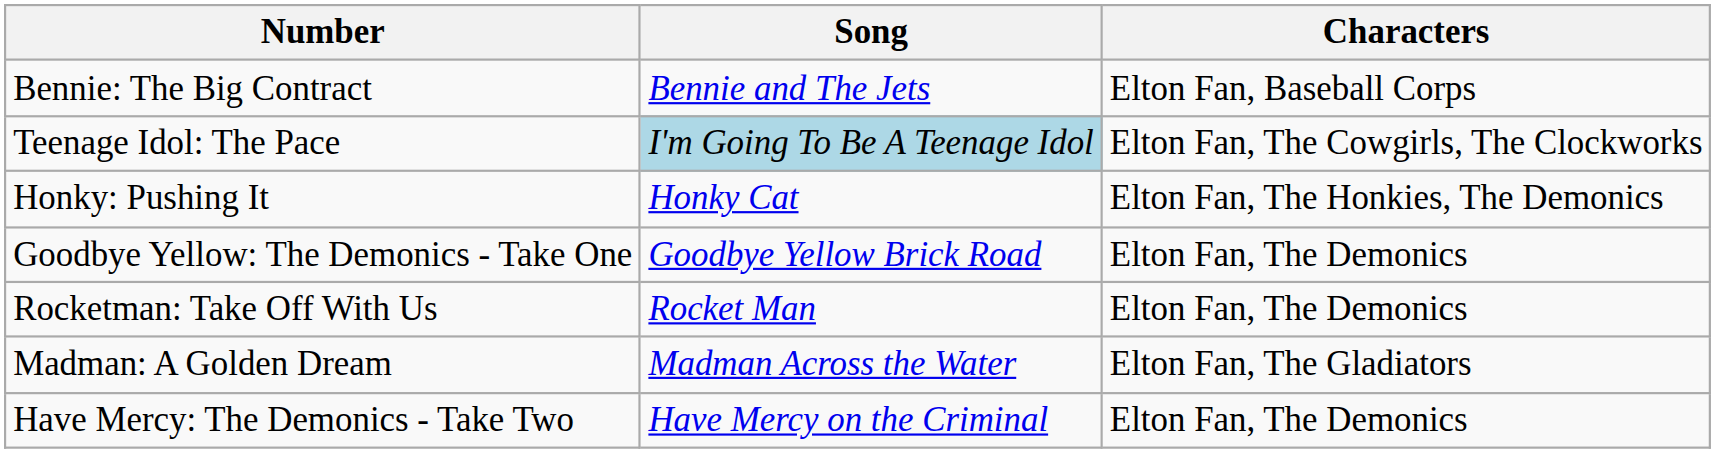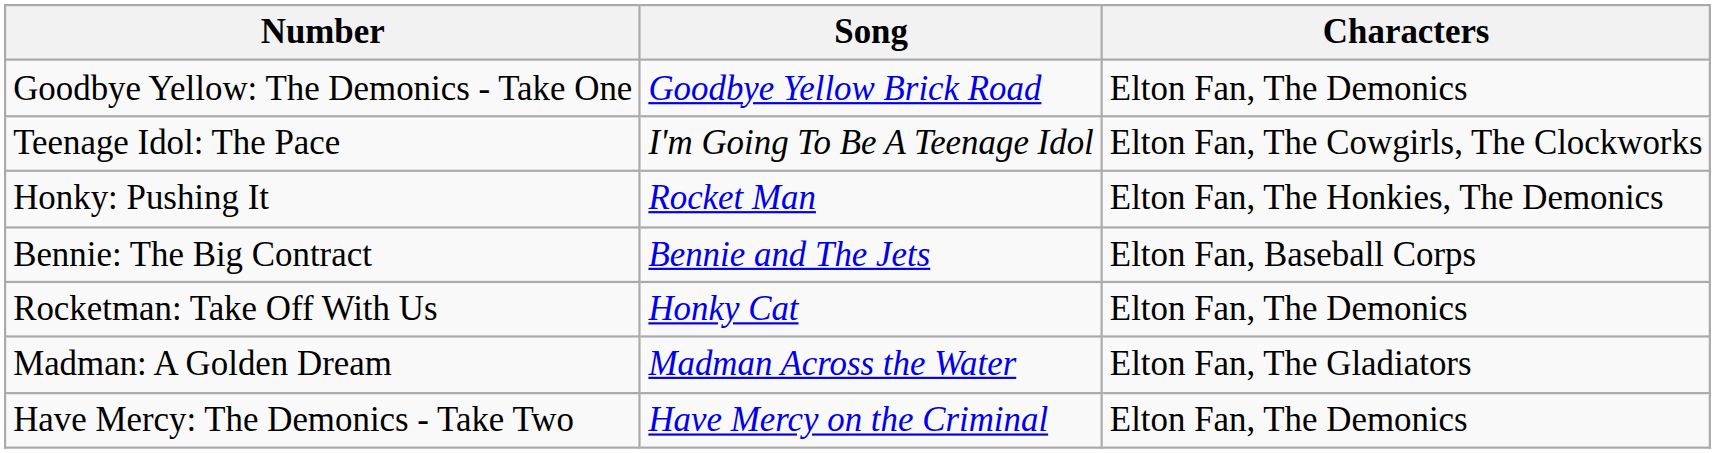rows swapped: (193, 87) <-> (323, 253)
(871, 142) lightblue background -> (871, 142) no background
(723, 198) Honky Cat -> (732, 198) Rocket Man
(732, 308) Rocket Man -> (723, 308) Honky Cat
